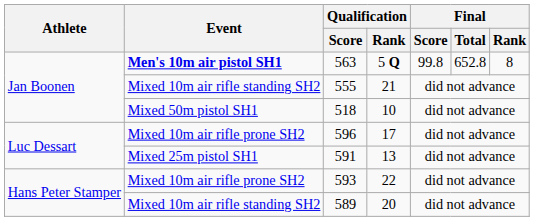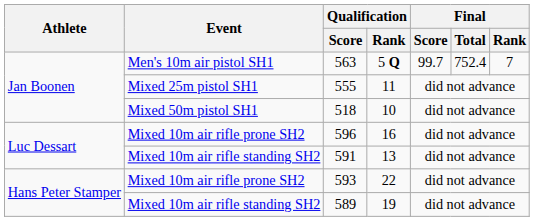(205, 63) bold -> (201, 63) normal
(431, 63) 99.8 -> (431, 63) 99.7
(470, 63) 652.8 -> (470, 63) 752.4
(510, 63) 8 -> (510, 63) 7
(224, 87) Mixed 10m air rifle standing SH2 -> (193, 87) Mixed 25m pistol SH1
(389, 87) 21 -> (389, 87) 11
(389, 134) 17 -> (389, 134) 16
(193, 157) Mixed 25m pistol SH1 -> (224, 157) Mixed 10m air rifle standing SH2
(389, 204) 20 -> (389, 204) 19
